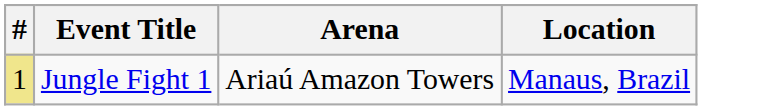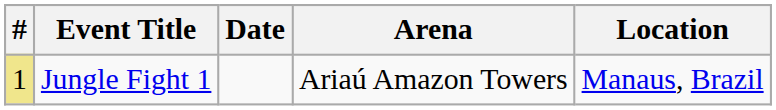+ column: (255, 29)
